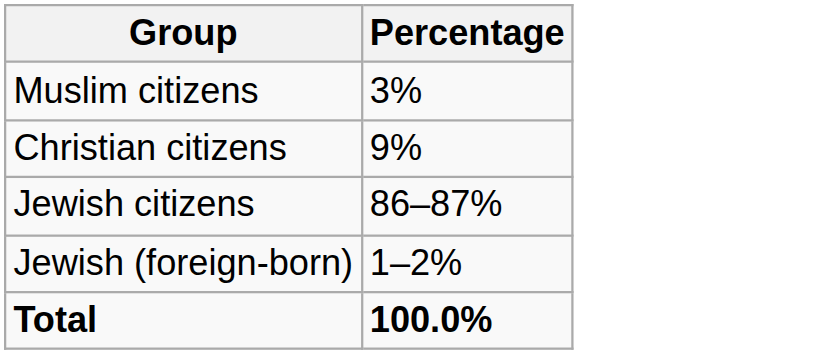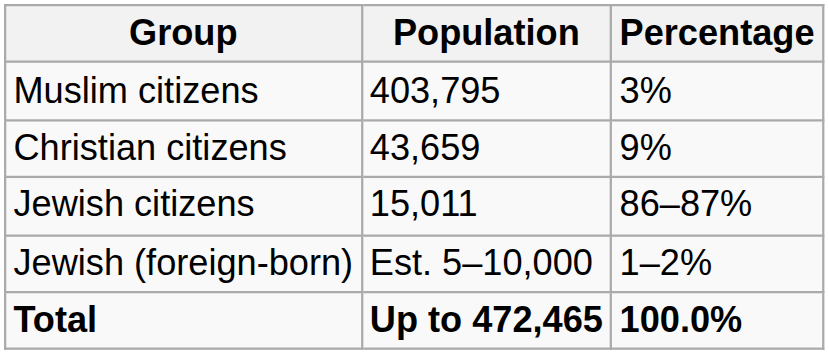+ column: (486, 33)
